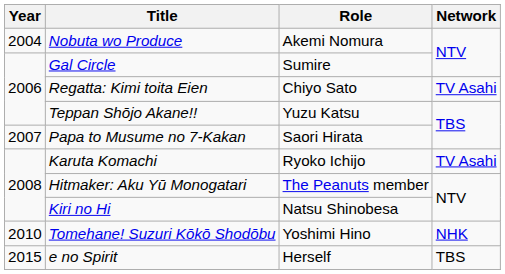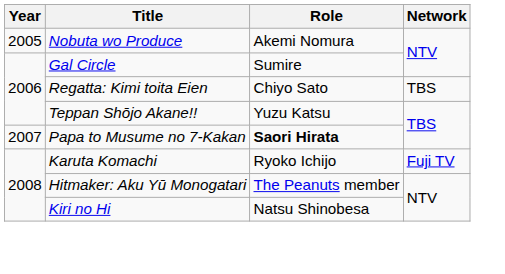(25, 40) 2004 -> (25, 40) 2005
(466, 88) TV Asahi -> (421, 88) TBS
(323, 137) normal -> (296, 137) bold
(466, 161) TV Asahi -> (431, 161) Fuji TV
- row: (162, 233)
- row: (83, 257)
